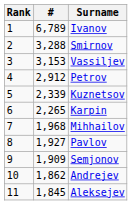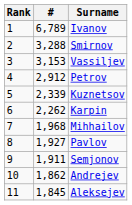(51, 110) 2,265 -> (51, 110) 2,262
(51, 159) 1,909 -> (51, 159) 1,911
